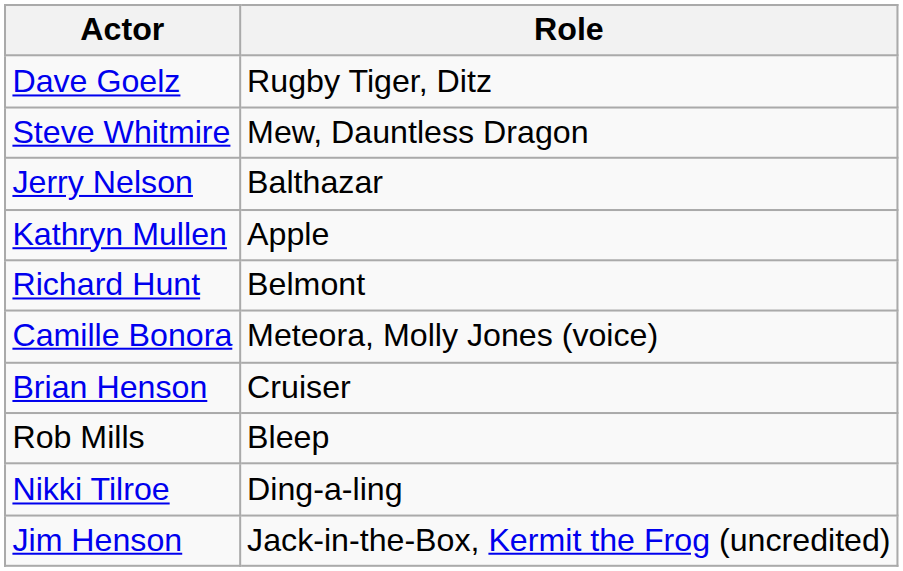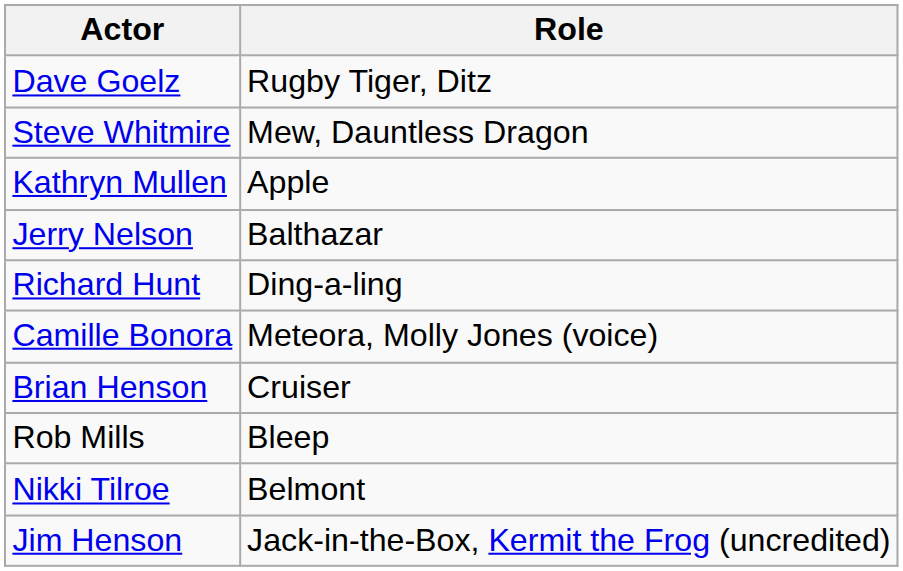rows swapped: (120, 234) <-> (103, 183)
(306, 285) Belmont -> (325, 285) Ding-a-ling
(325, 489) Ding-a-ling -> (306, 489) Belmont
